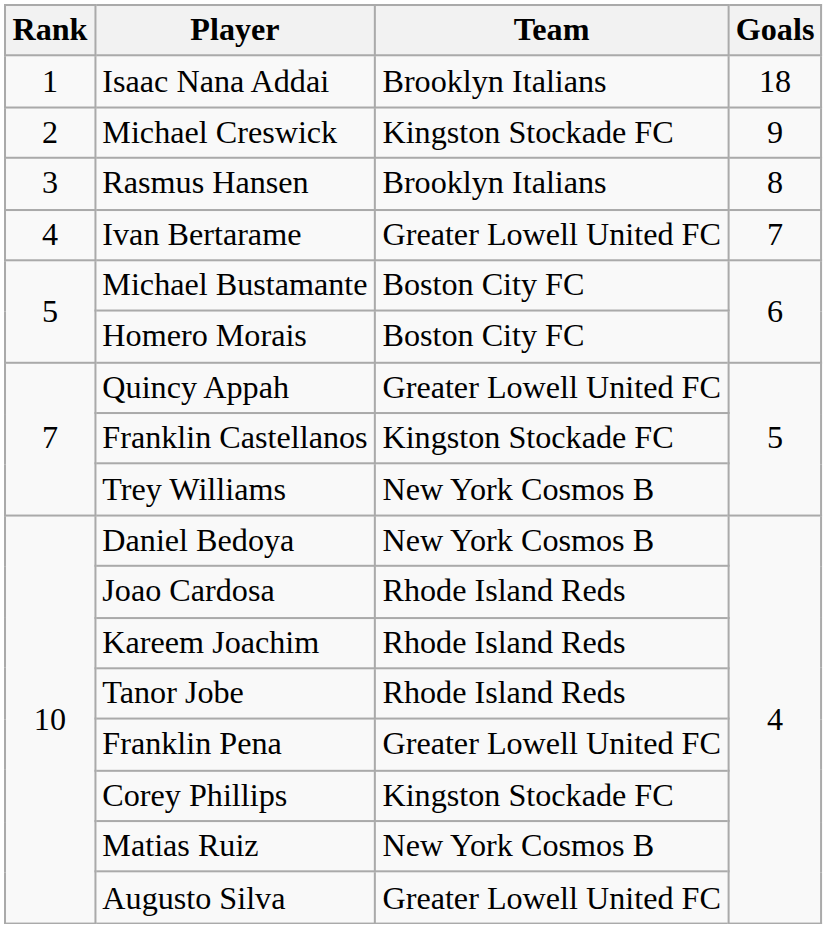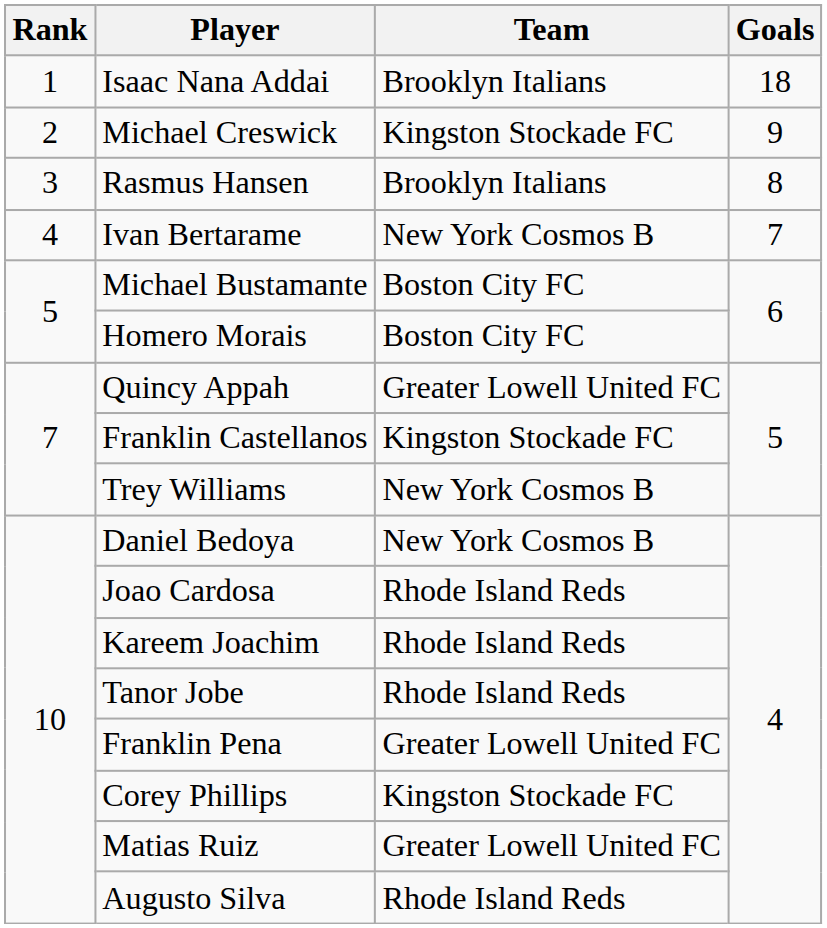(552, 234) Greater Lowell United FC -> (518, 234) New York Cosmos B
(518, 846) New York Cosmos B -> (552, 846) Greater Lowell United FC
(552, 897) Greater Lowell United FC -> (504, 897) Rhode Island Reds
